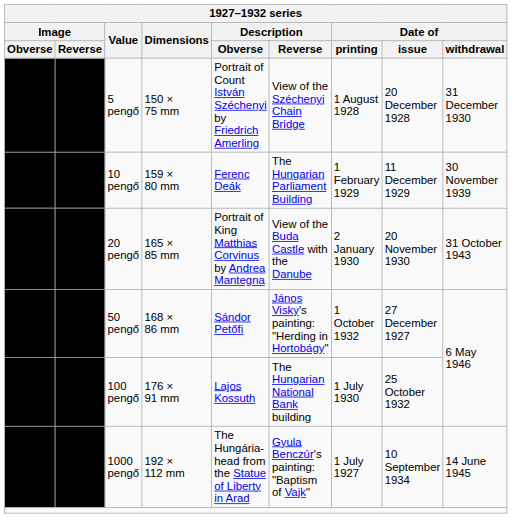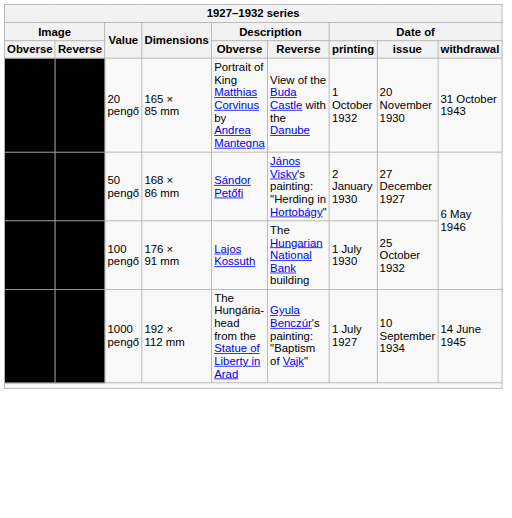- row: (123, 106)
- row: (123, 180)
(354, 249) 2 January 1930 -> (352, 106) 1 October 1932
(354, 324) 1 October 1932 -> (352, 187) 2 January 1930
